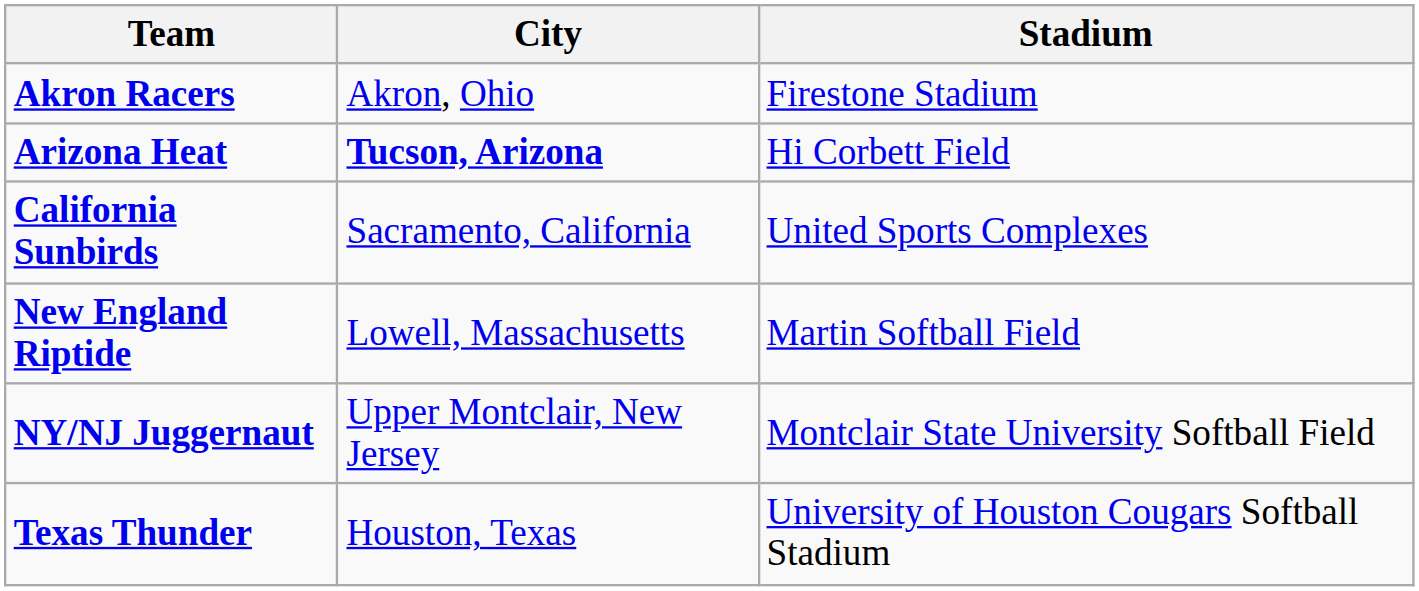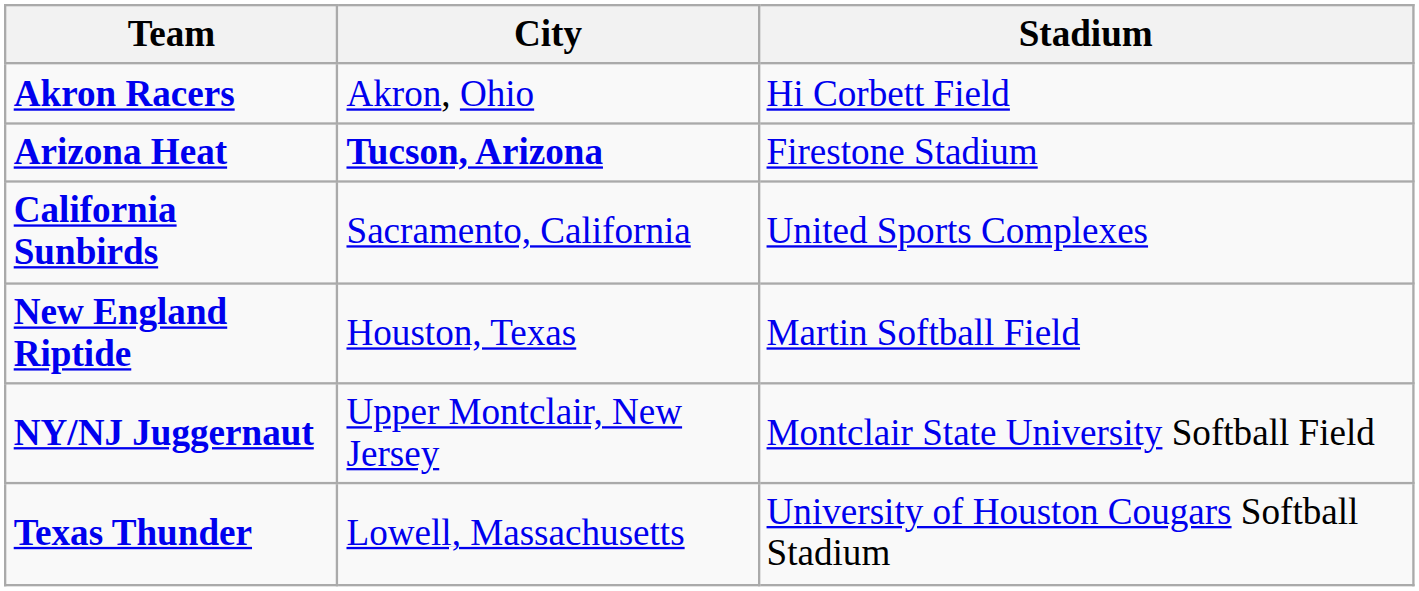(902, 92) Firestone Stadium -> (888, 92) Hi Corbett Field
(888, 151) Hi Corbett Field -> (902, 151) Firestone Stadium
(516, 332) Lowell, Massachusetts -> (461, 332) Houston, Texas
(461, 533) Houston, Texas -> (516, 533) Lowell, Massachusetts
